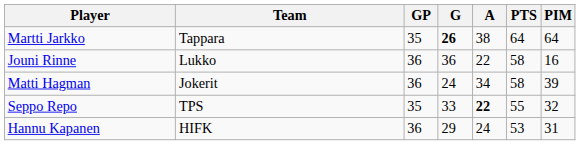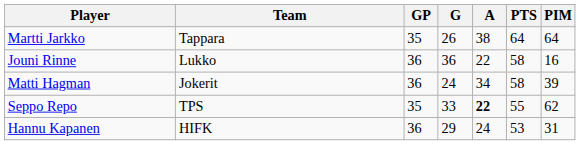(449, 38) bold -> (449, 38) normal
(551, 106) 32 -> (551, 106) 62
